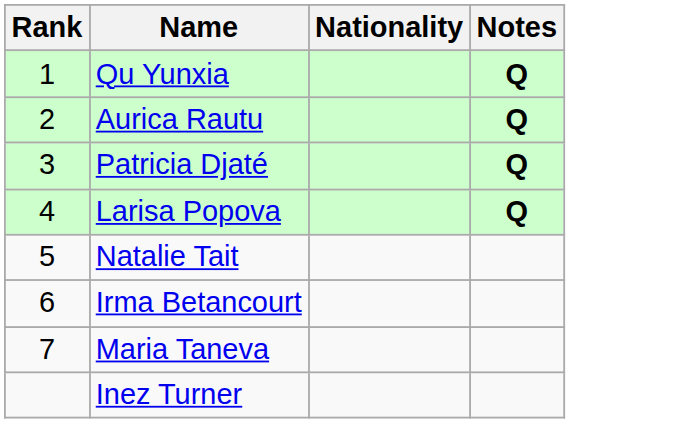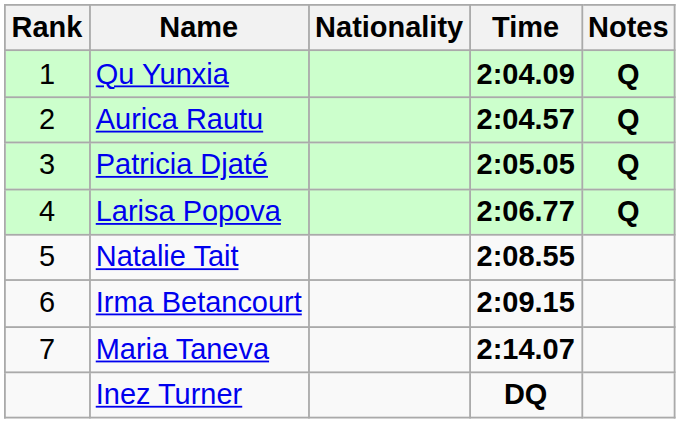+ column: (526, 27)
